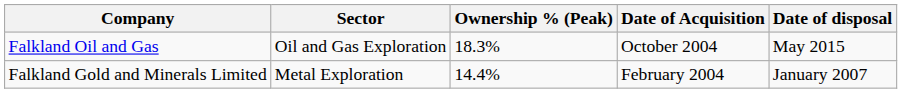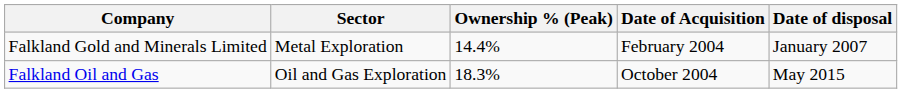rows swapped: (138, 74) <-> (84, 46)
